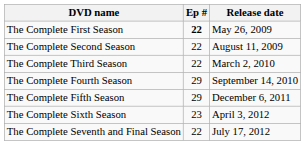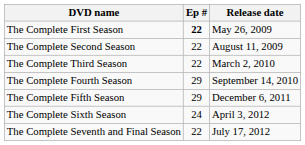(196, 115) 23 -> (196, 115) 24
